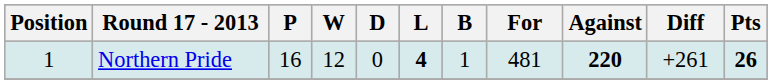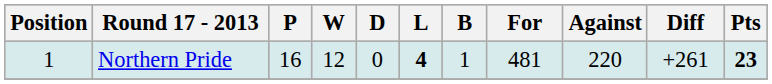(605, 59) bold -> (605, 59) normal
(746, 59) 26 -> (746, 59) 23
